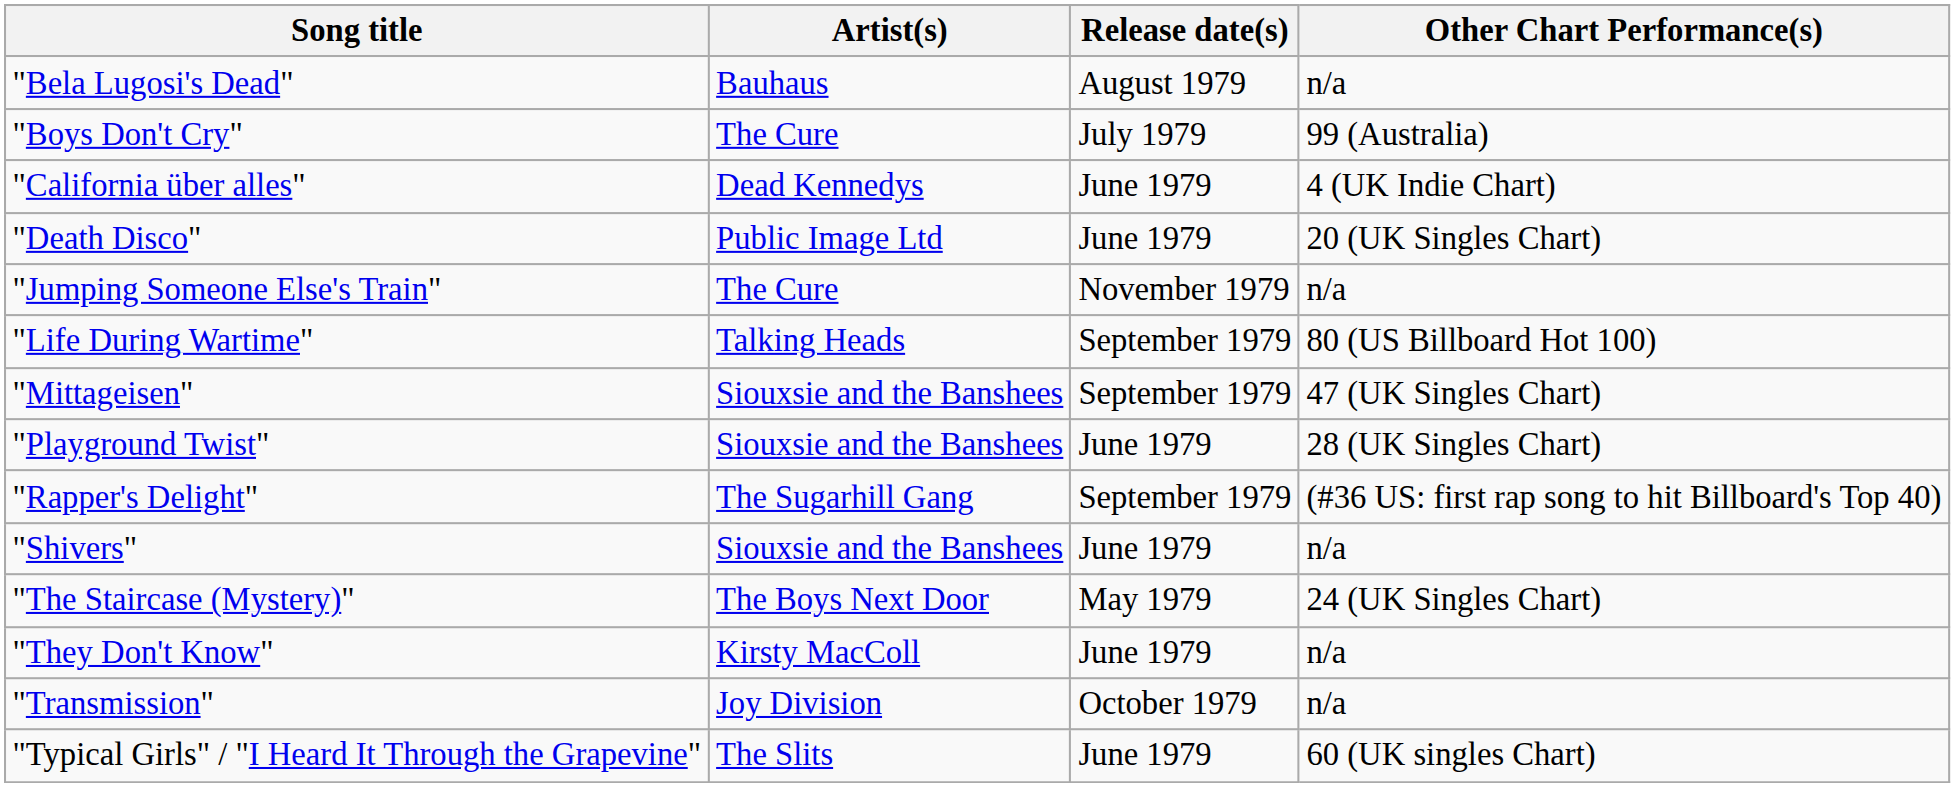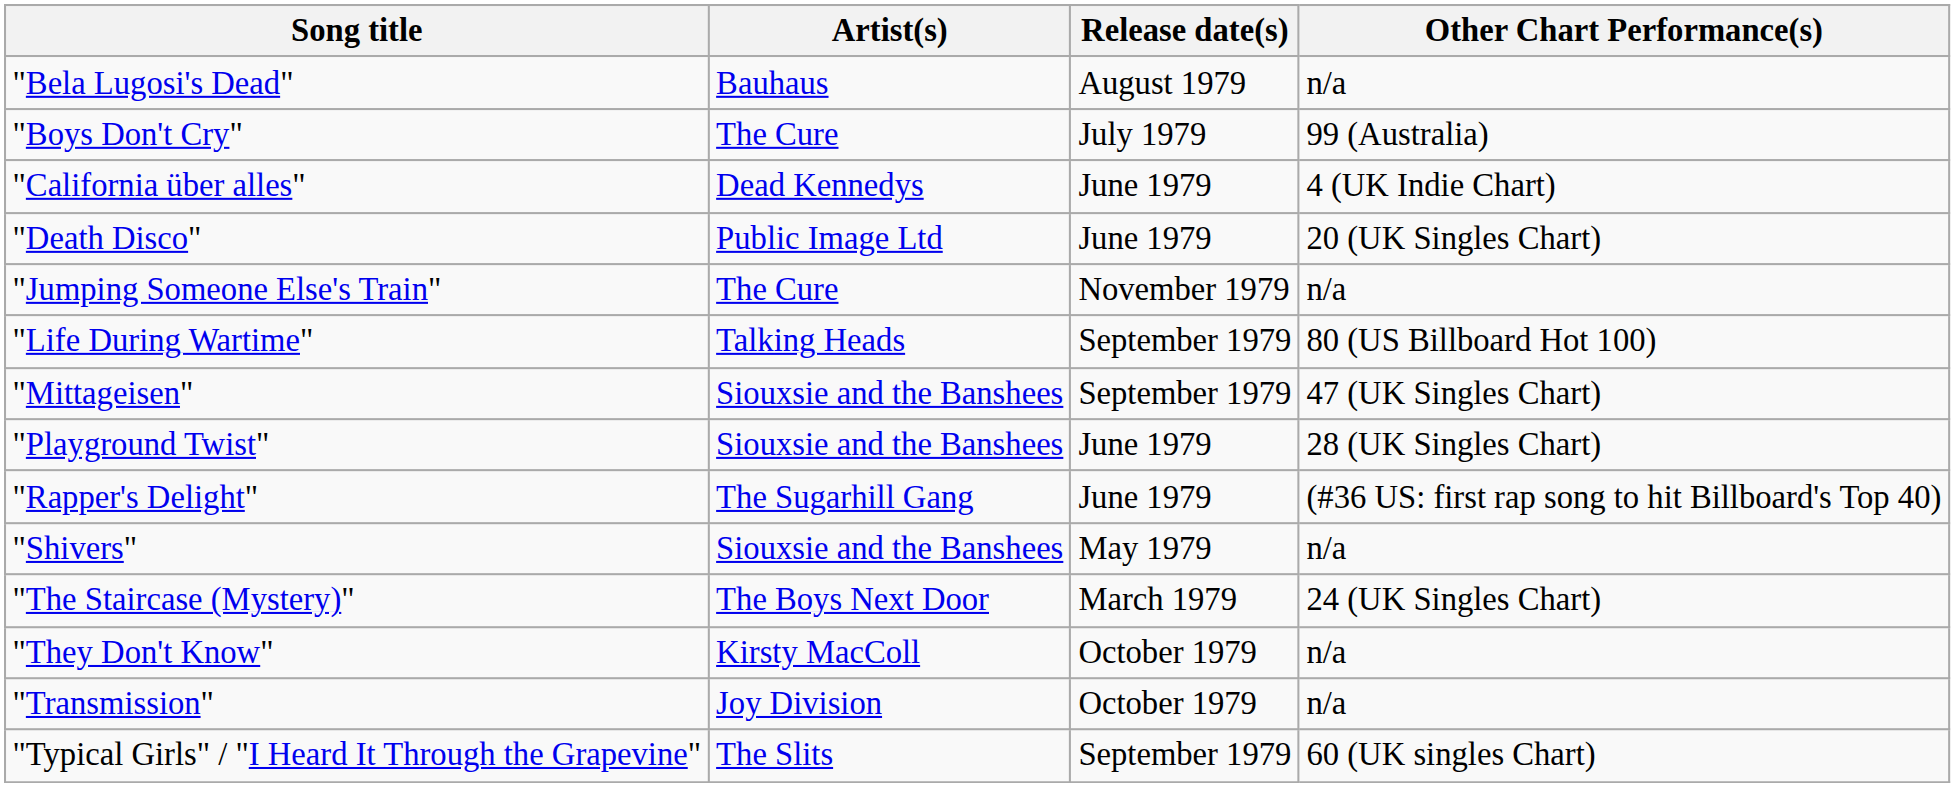(1185, 496) September 1979 -> (1145, 496) June 1979
(1145, 548) June 1979 -> (1145, 548) May 1979
(1145, 599) May 1979 -> (1158, 599) March 1979
(1145, 651) June 1979 -> (1168, 651) October 1979
(1145, 755) June 1979 -> (1185, 755) September 1979
